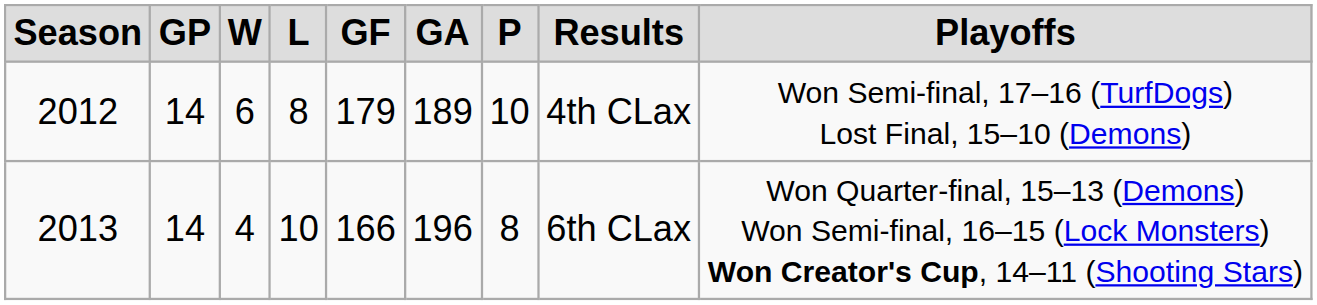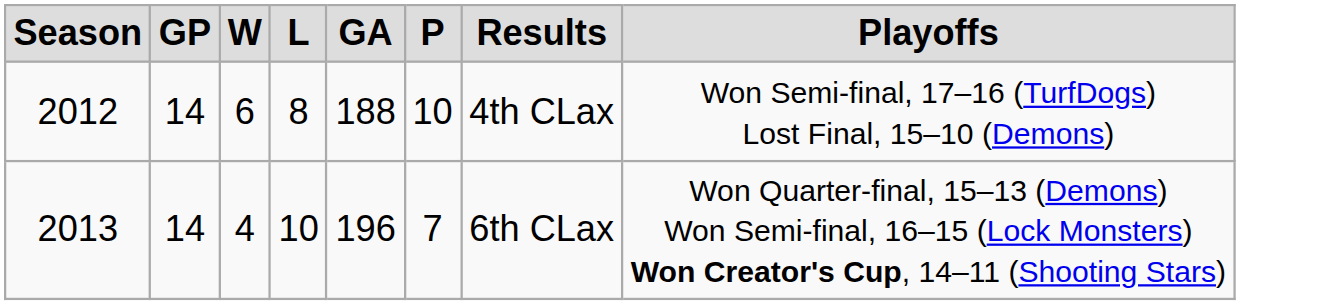- column: (366, 33)
(443, 110) 189 -> (366, 110) 188
(510, 229) 8 -> (433, 229) 7
